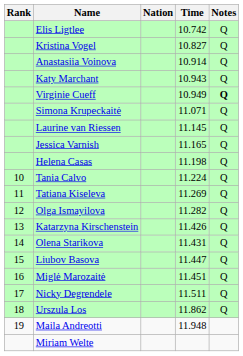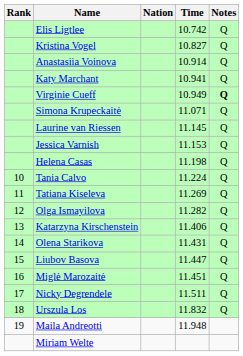(192, 78) 10.943 -> (192, 78) 10.941
(192, 144) 11.165 -> (192, 144) 11.153
(192, 227) 11.426 -> (192, 227) 11.406
(192, 309) 11.862 -> (192, 309) 11.832
